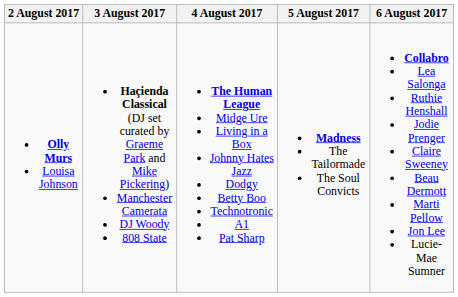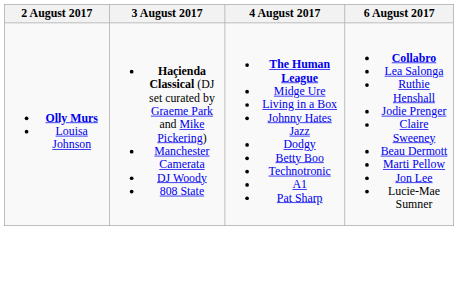- column: (323, 13)
